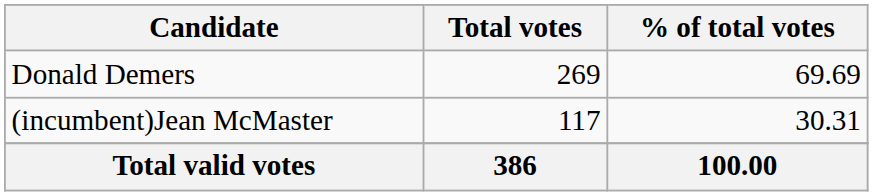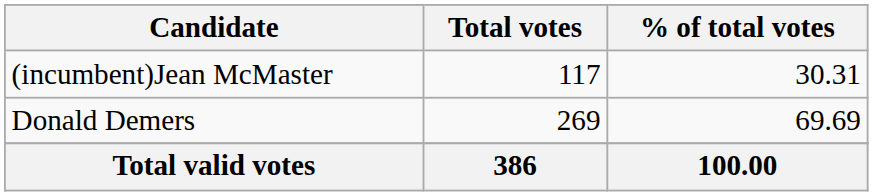rows swapped: (103, 73) <-> (172, 119)
